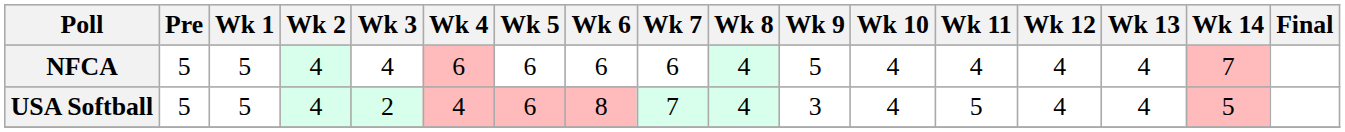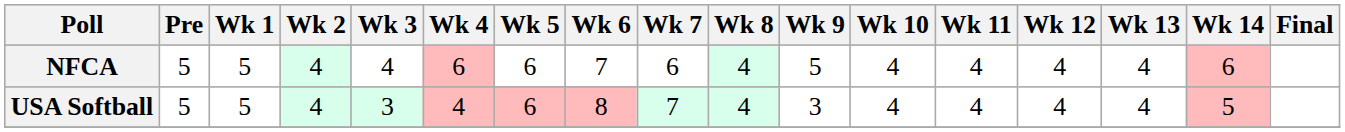(601, 65) 6 -> (601, 65) 7
(1228, 65) 7 -> (1228, 65) 6
(387, 106) 2 -> (387, 106) 3
(976, 106) 5 -> (976, 106) 4
